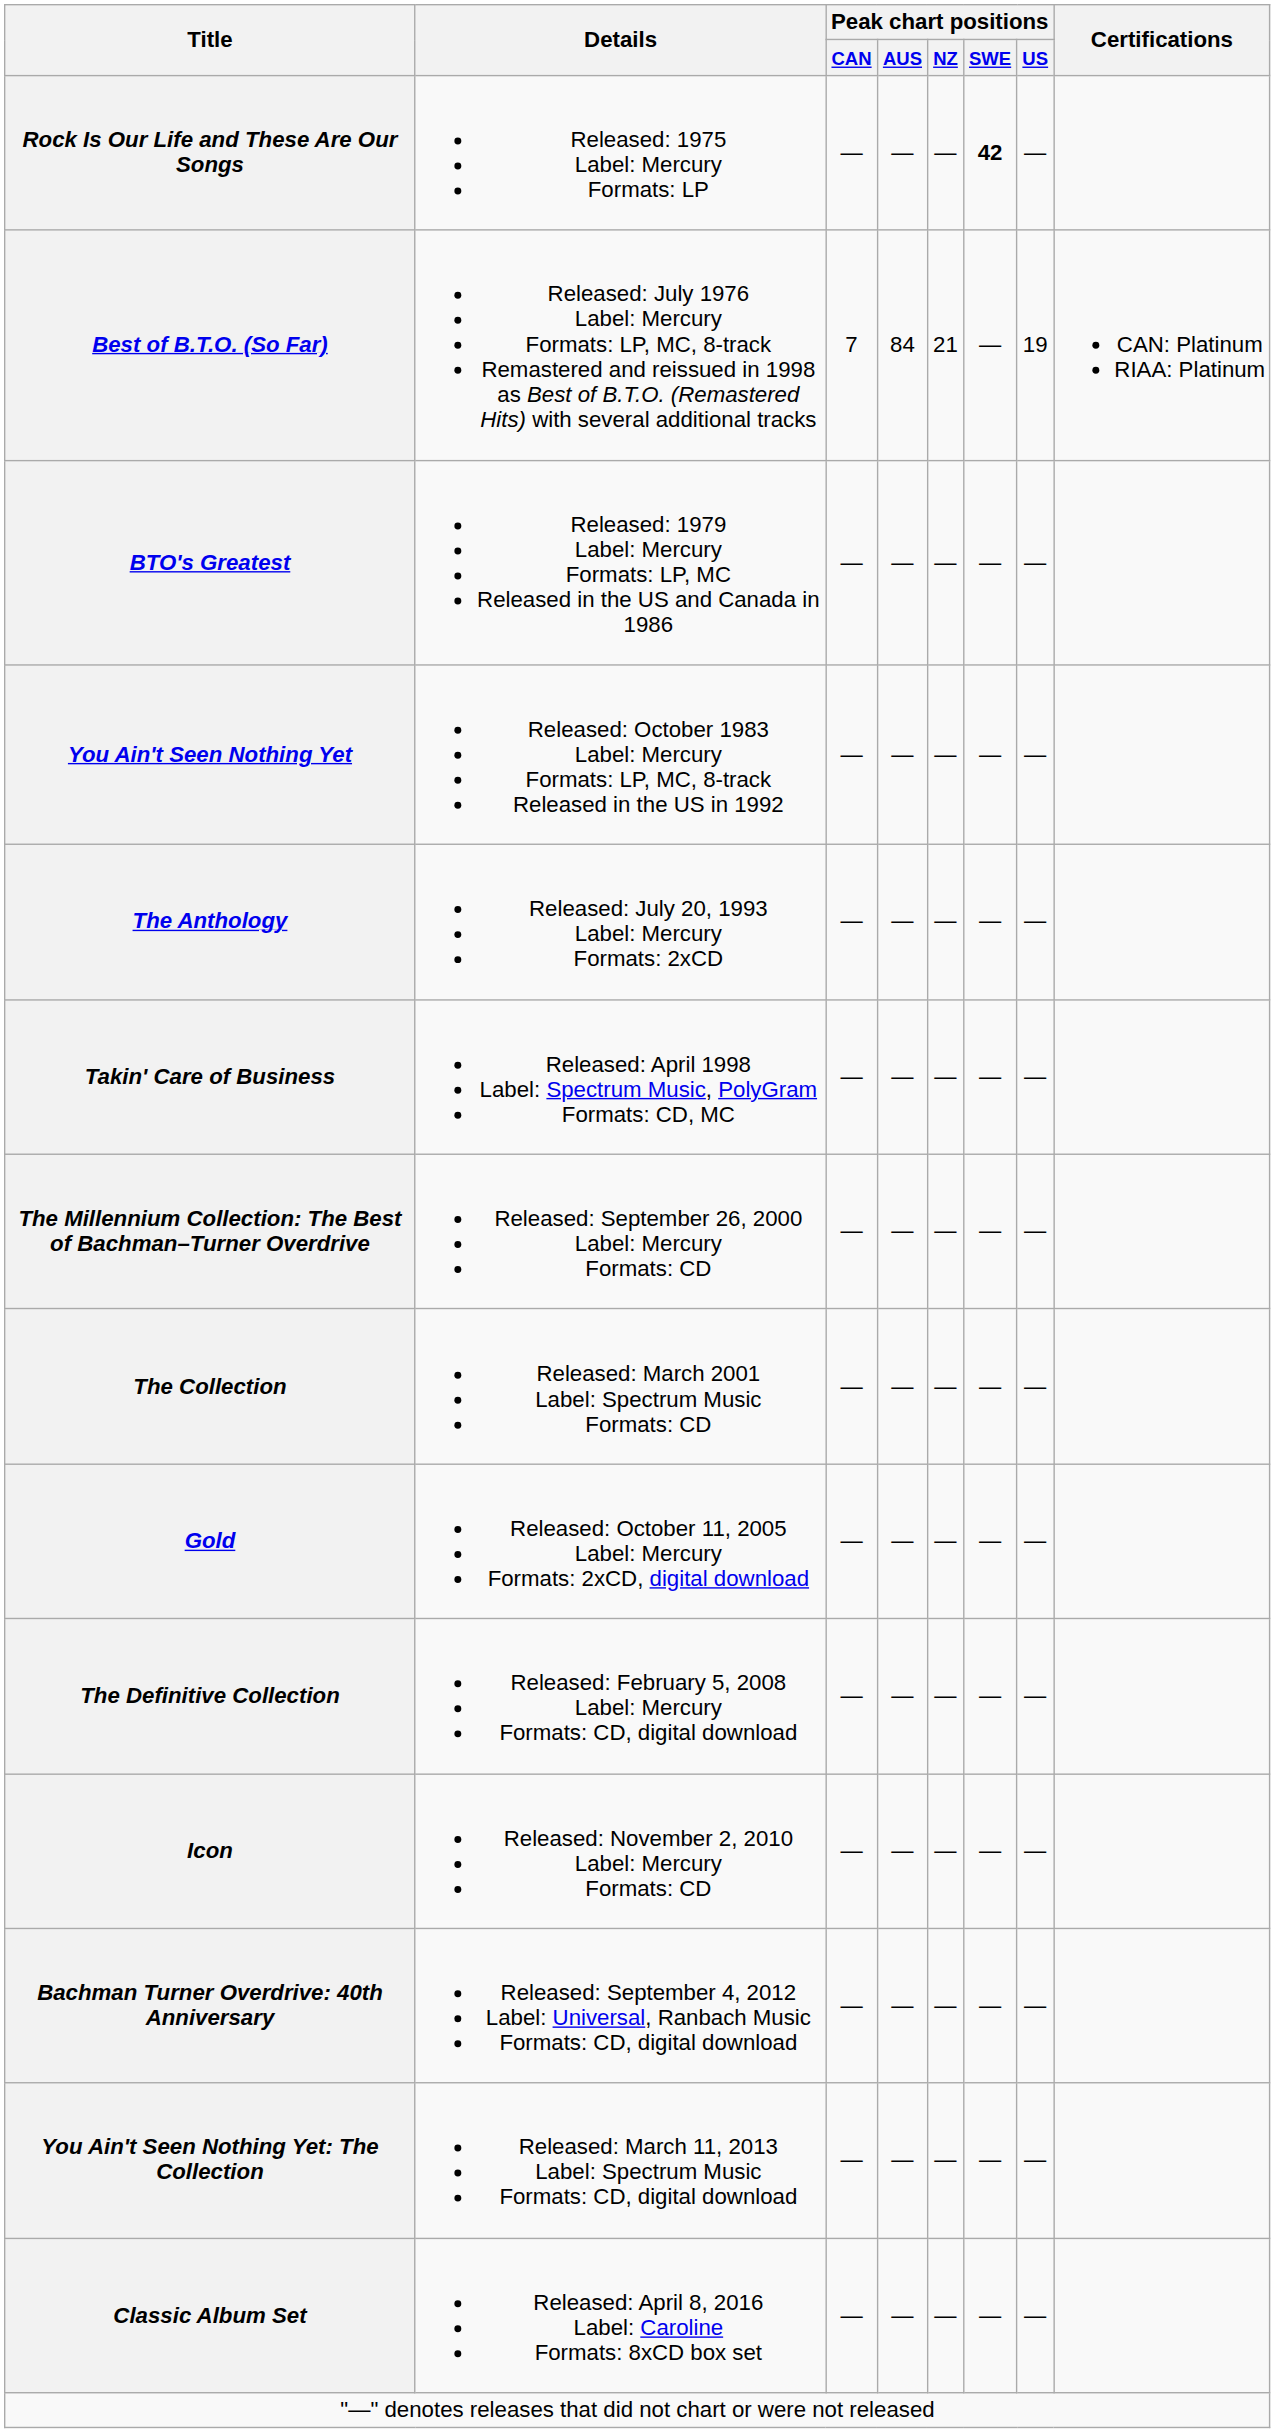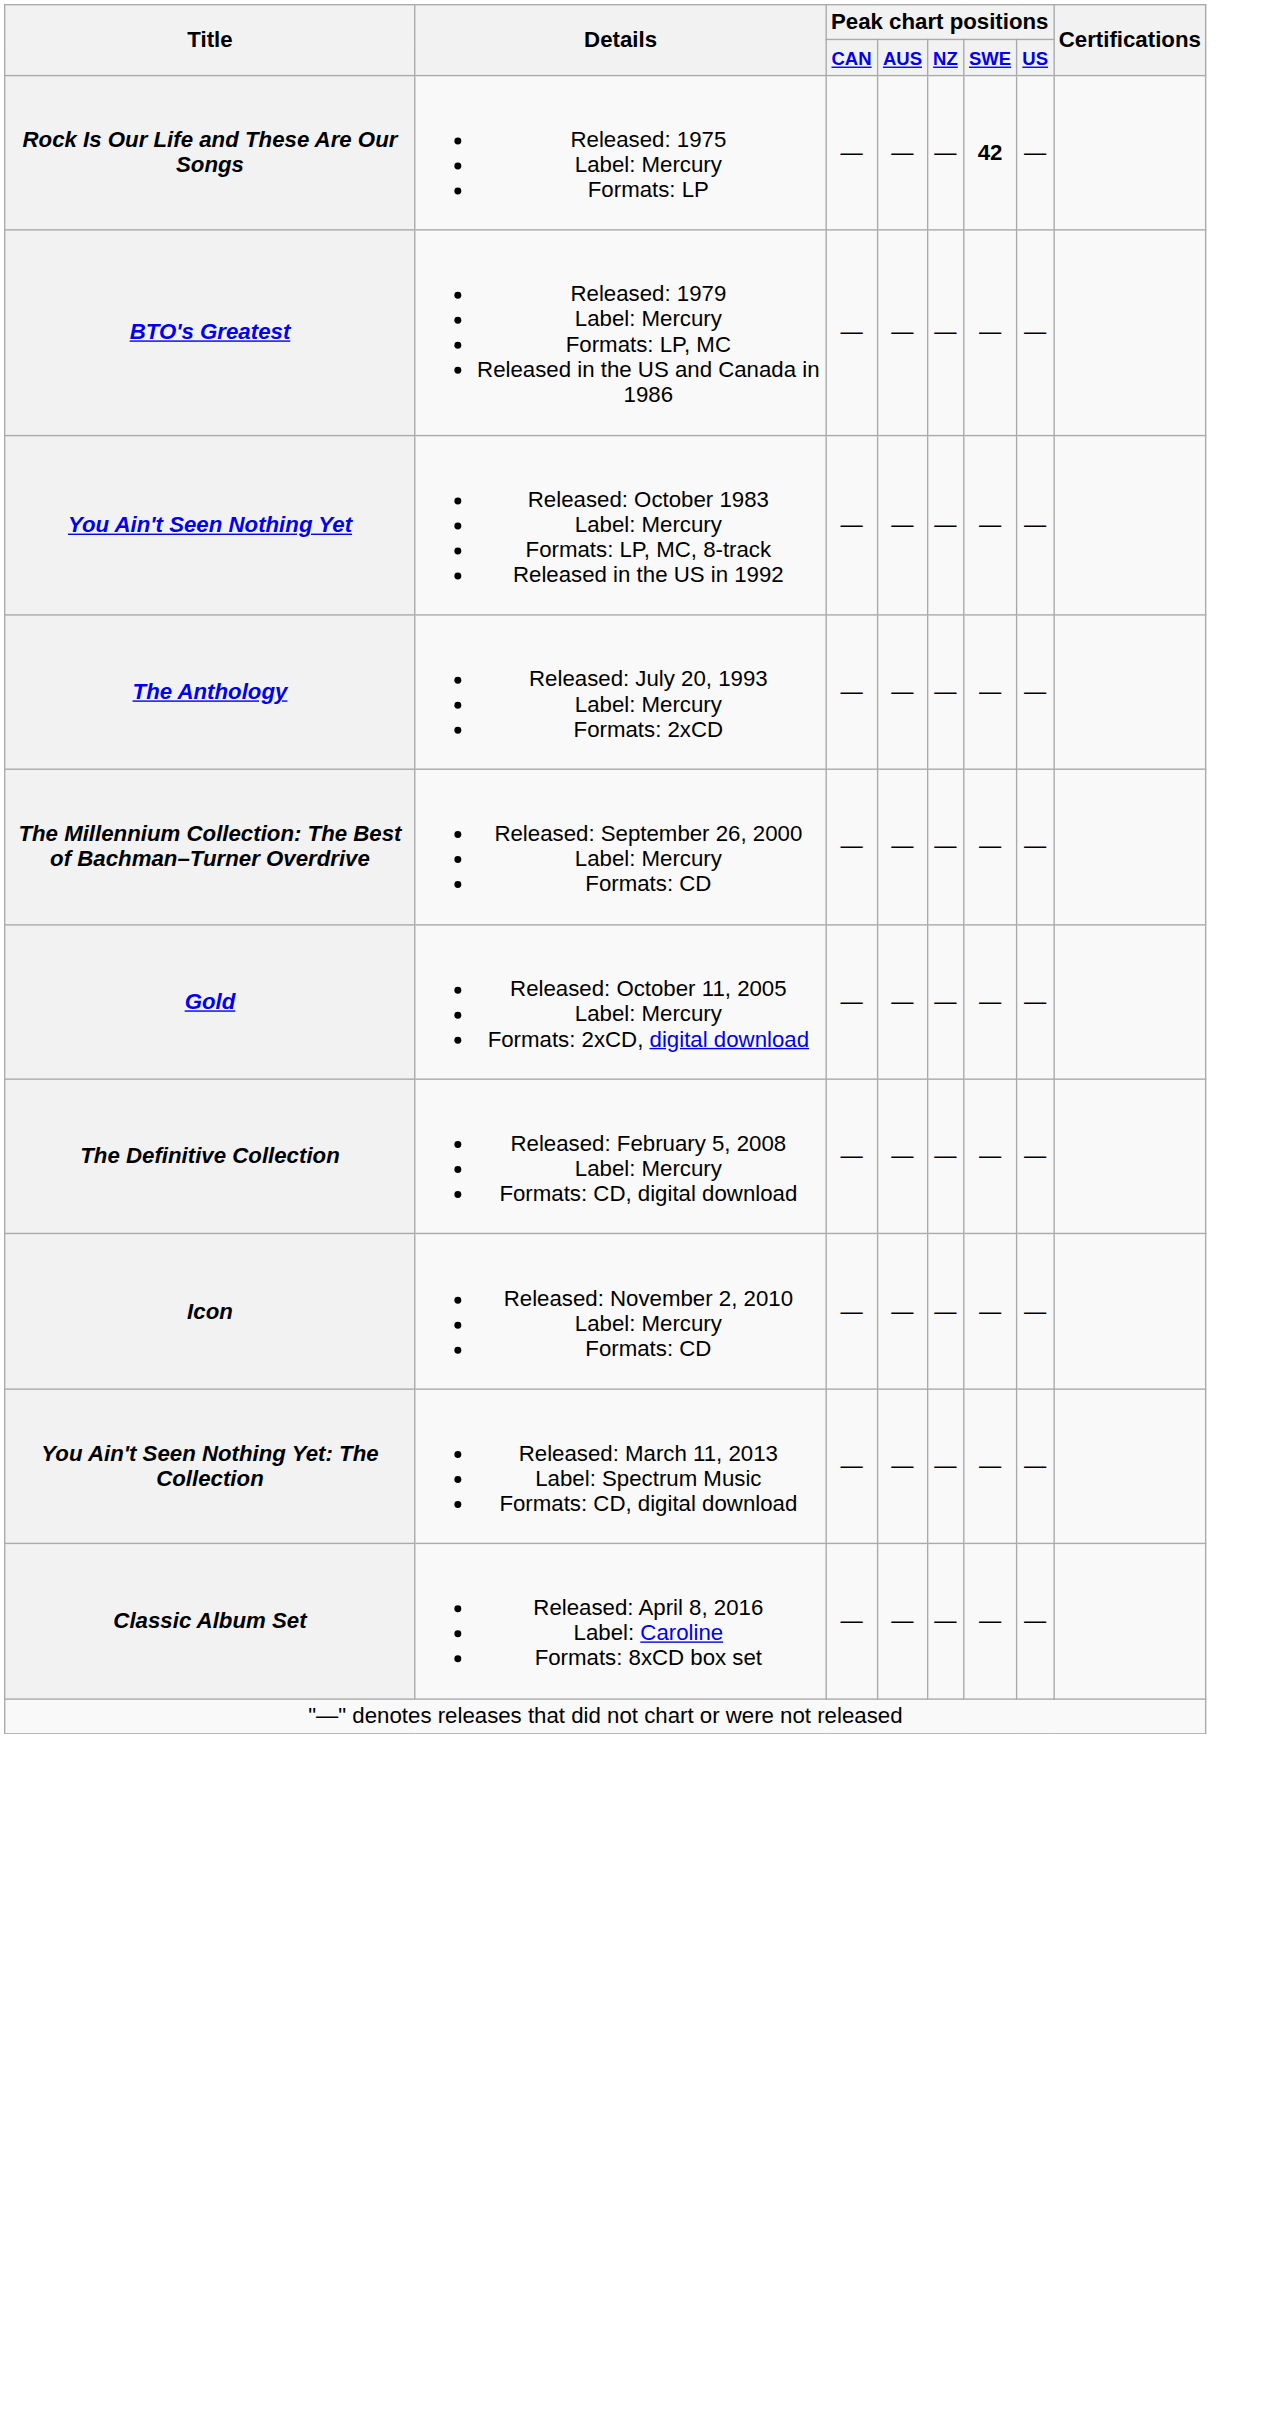- row: (210, 344)
- row: (210, 1076)
- row: (210, 1386)
- row: (210, 2005)
